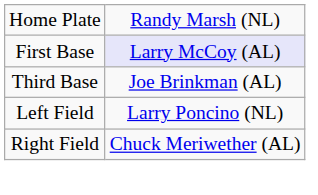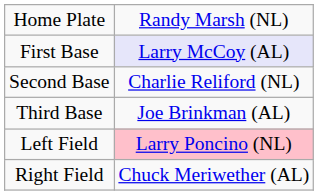+ row: (59, 81)
(205, 112) no background -> (214, 143) pink background
